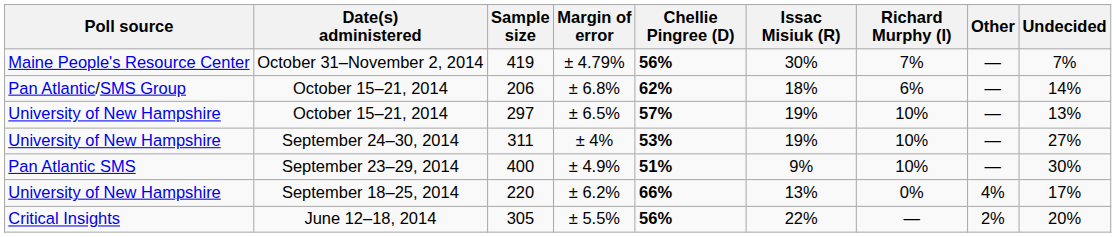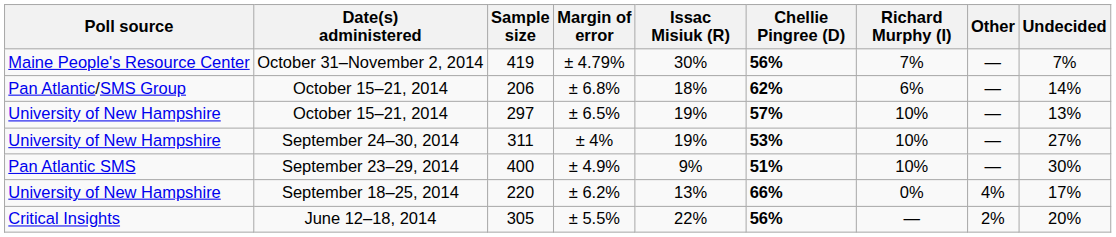columns swapped: (691, 26) <-> (801, 26)
